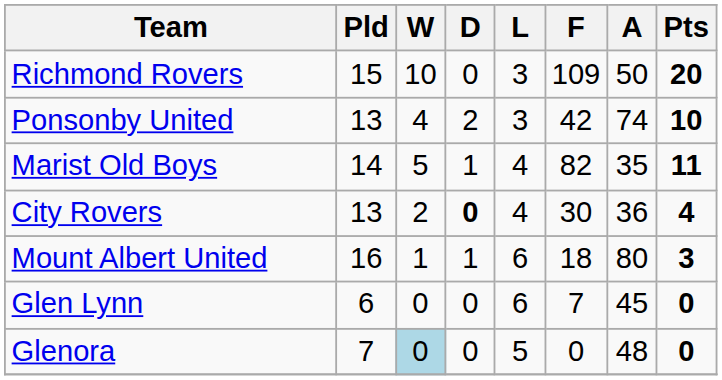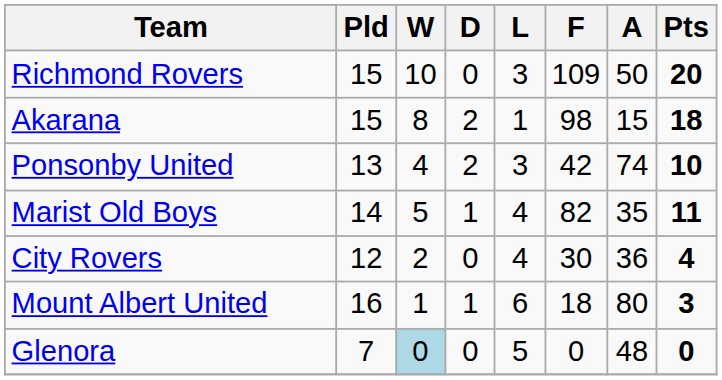+ row: (66, 119)
(366, 212) 13 -> (366, 258) 12
(470, 212) bold -> (470, 258) normal
- row: (77, 304)
